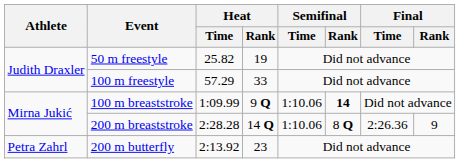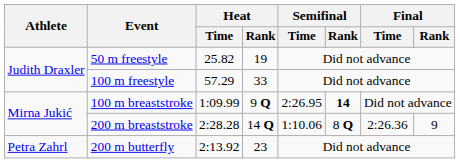(302, 103) 1:10.06 -> (302, 103) 2:26.95
